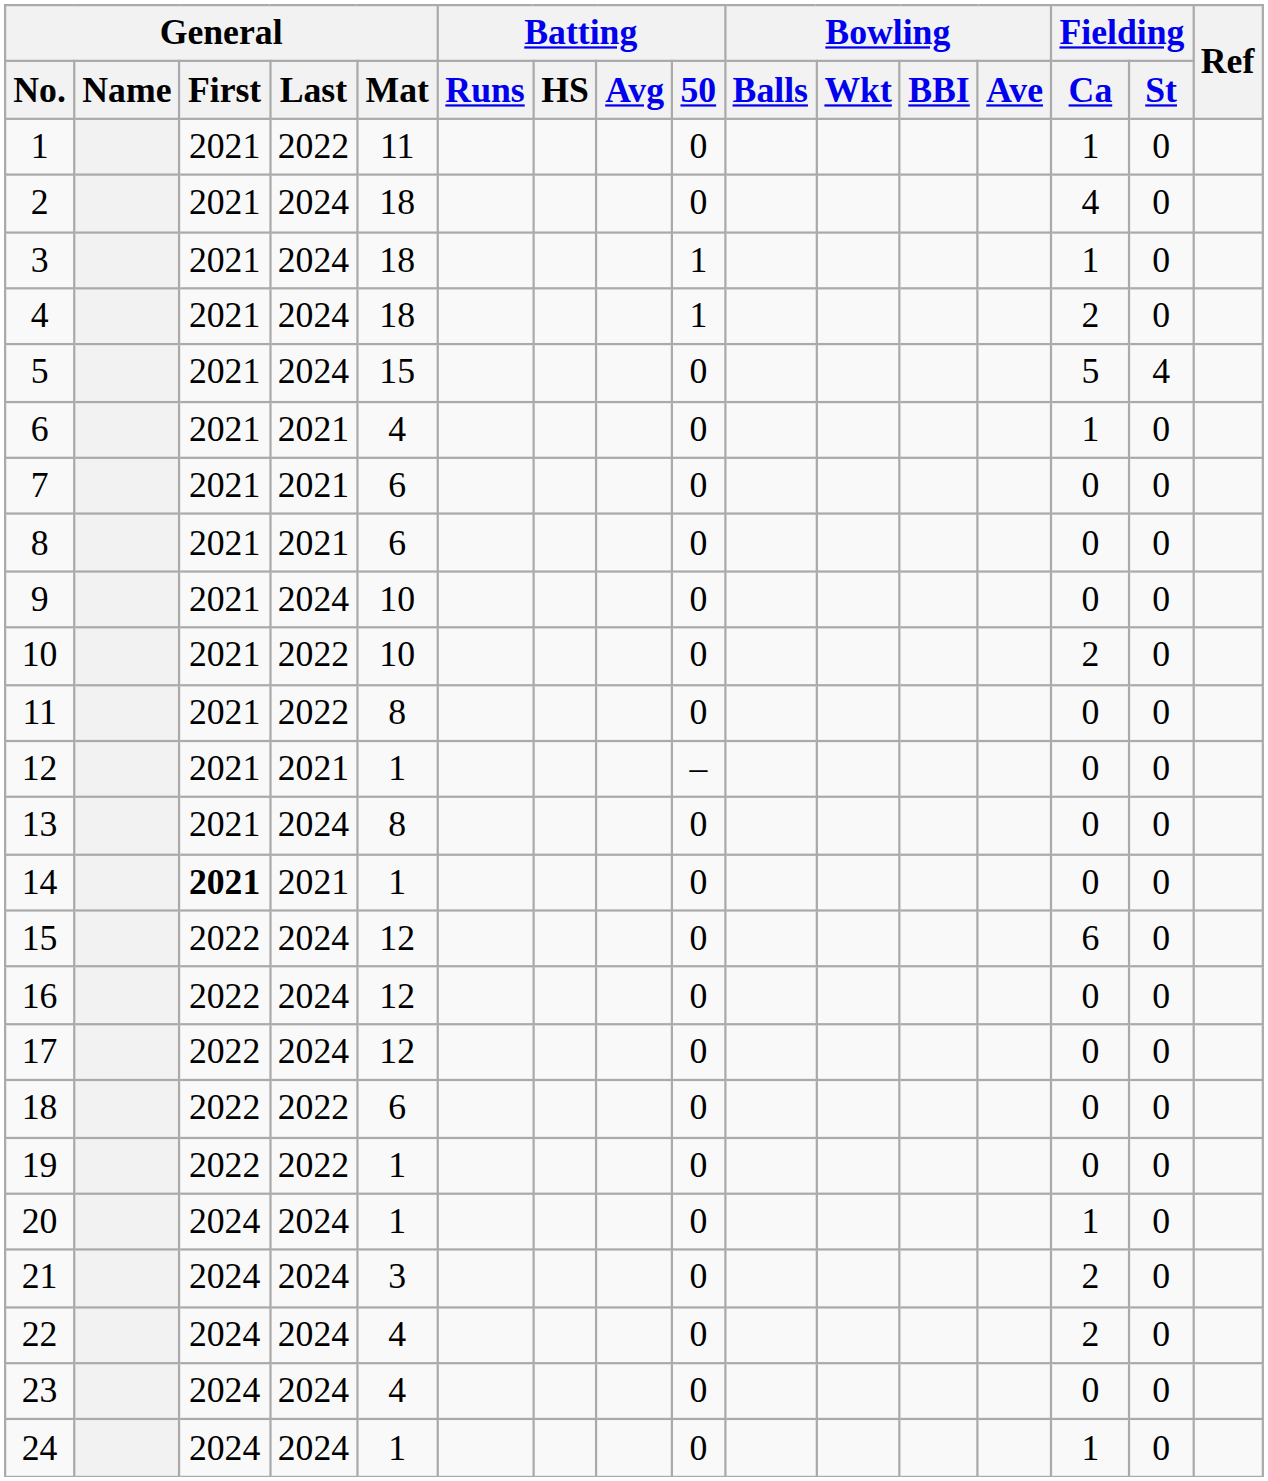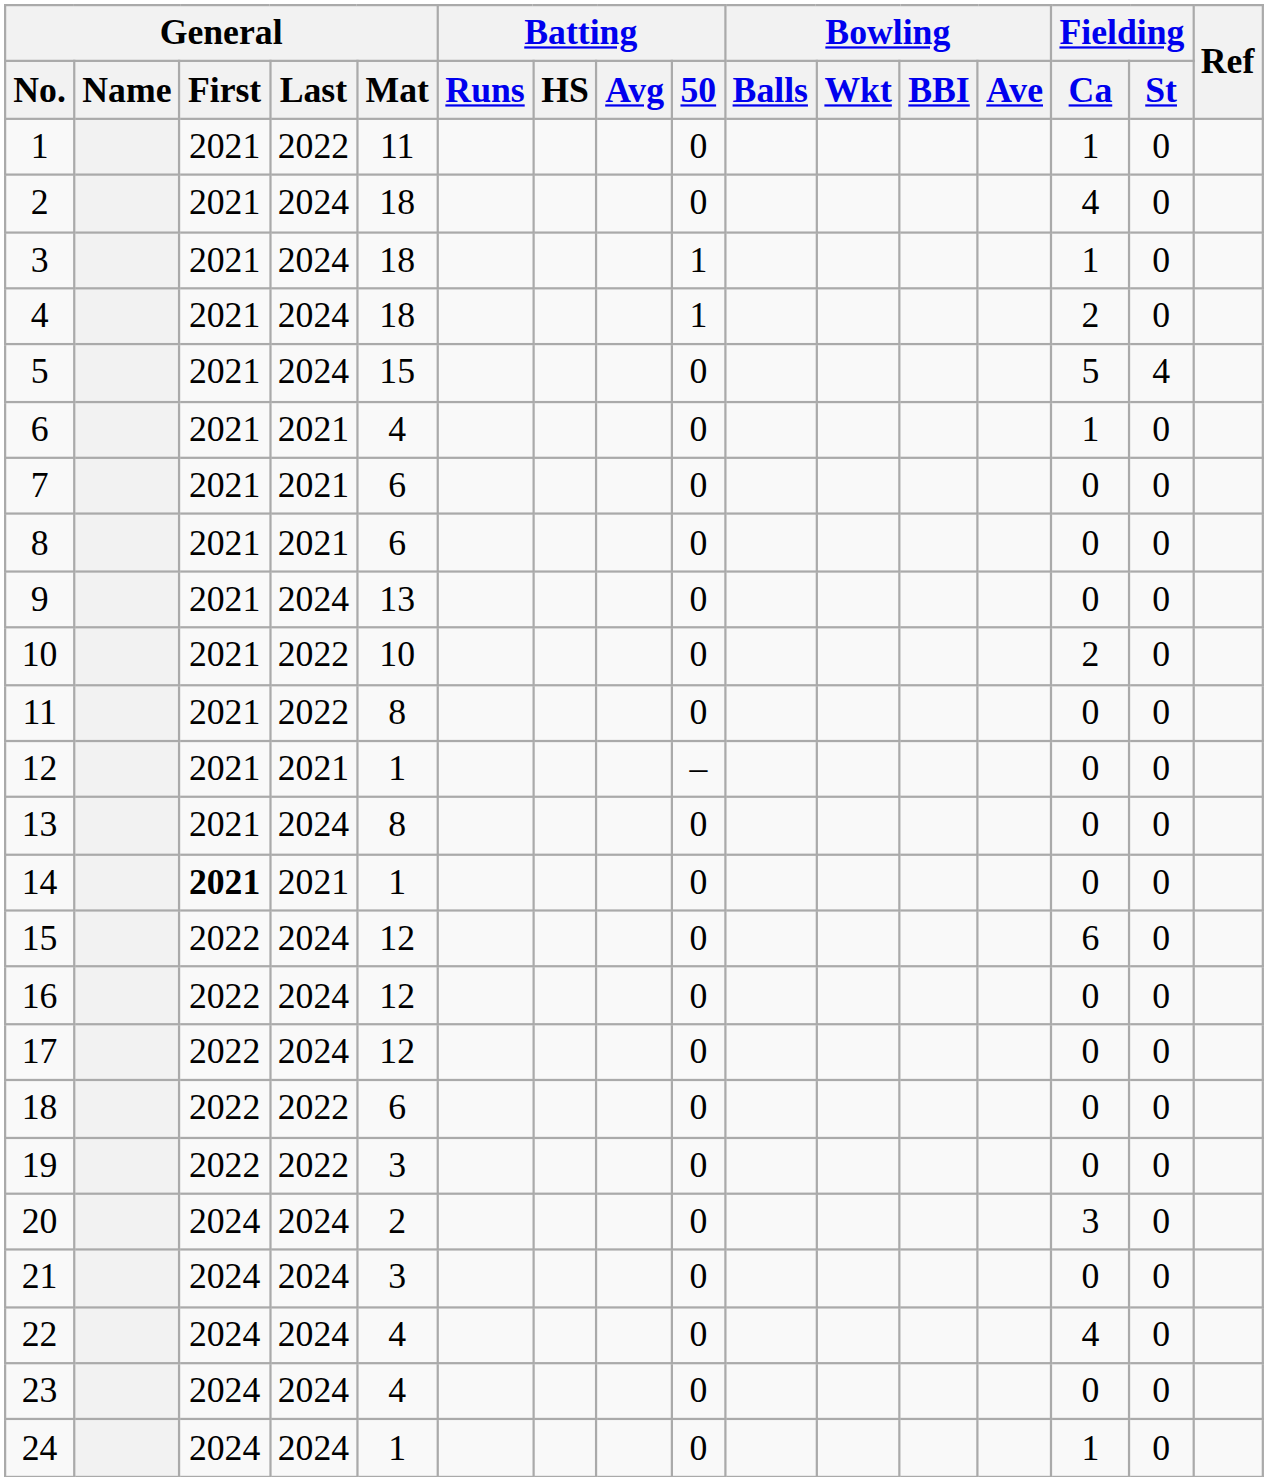(397, 598) 10 -> (397, 598) 13
(397, 1164) 1 -> (397, 1164) 3
(397, 1221) 1 -> (397, 1221) 2
(1090, 1221) 1 -> (1090, 1221) 3
(1090, 1277) 2 -> (1090, 1277) 0
(1090, 1334) 2 -> (1090, 1334) 4
